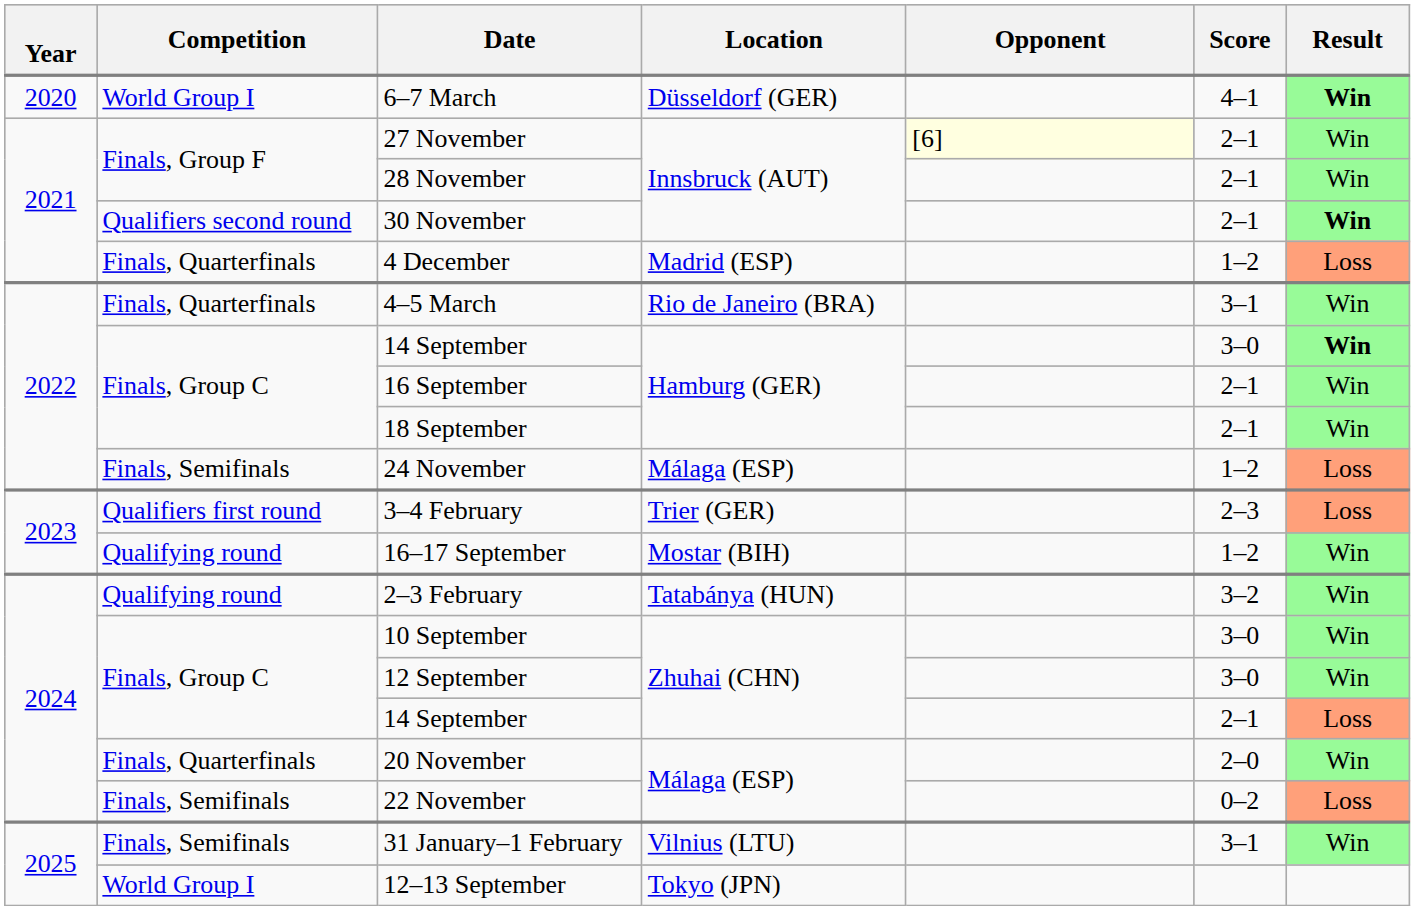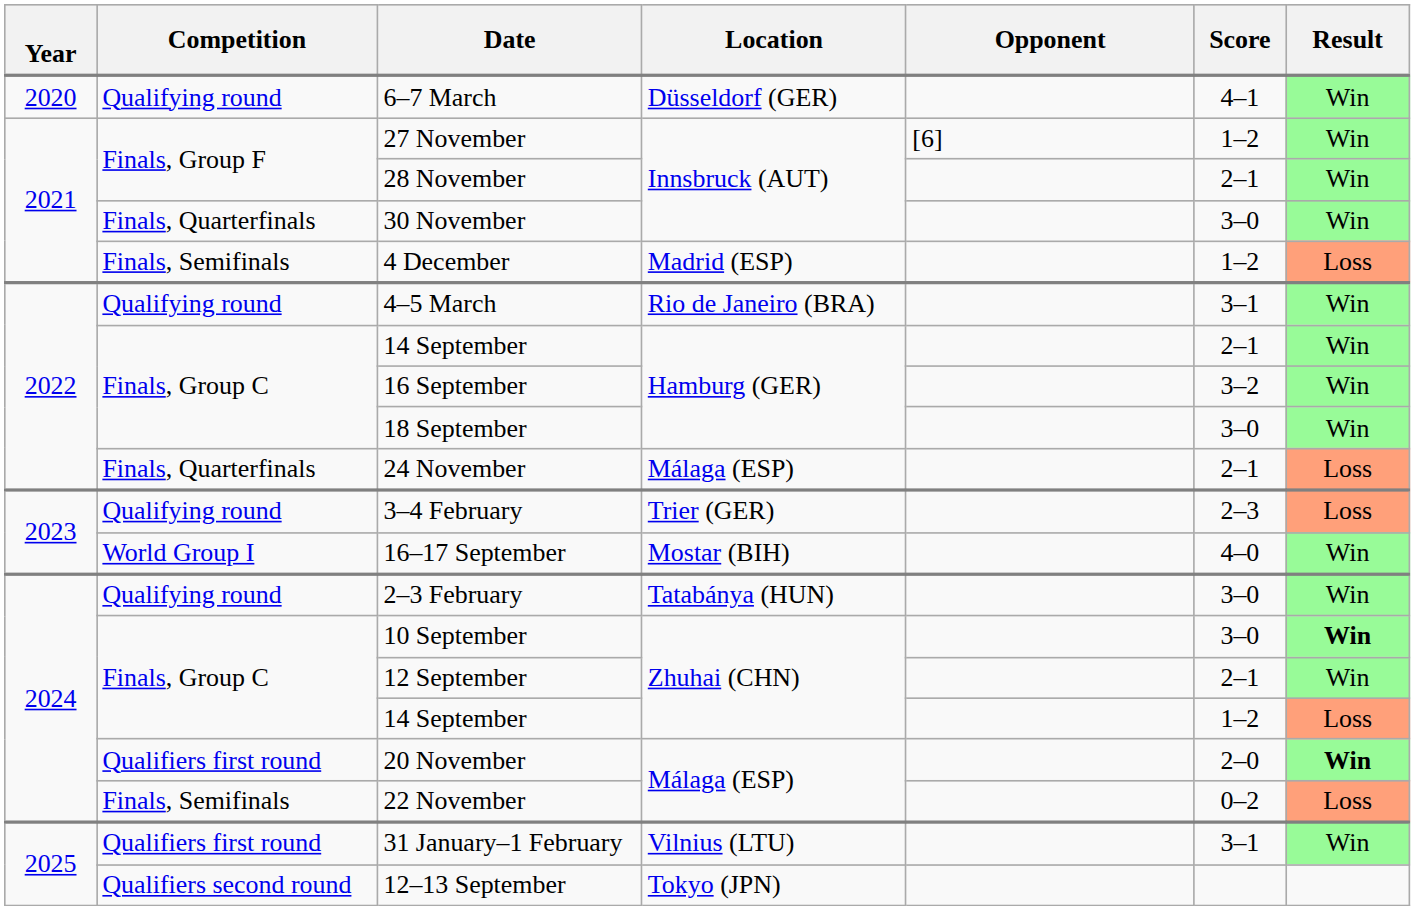(178, 96) World Group I -> (192, 96) Qualifying round
(1348, 96) bold -> (1348, 96) normal
(927, 138) lightyellow background -> (927, 138) no background
(1240, 138) 2–1 -> (1240, 138) 1–2
(227, 220) Qualifiers second round -> (209, 220) Finals, Quarterfinals
(1240, 220) 2–1 -> (1240, 220) 3–0
(1348, 220) bold -> (1348, 220) normal
(209, 261) Finals, Quarterfinals -> (196, 261) Finals, Semifinals
(209, 304) Finals, Quarterfinals -> (192, 304) Qualifying round
(1240, 345) 3–0 -> (1240, 345) 2–1
(1348, 345) bold -> (1348, 345) normal
(1240, 386) 2–1 -> (1240, 386) 3–2
(1240, 427) 2–1 -> (1240, 427) 3–0
(196, 468) Finals, Semifinals -> (209, 468) Finals, Quarterfinals
(1240, 468) 1–2 -> (1240, 468) 2–1
(212, 511) Qualifiers first round -> (192, 511) Qualifying round
(192, 552) Qualifying round -> (178, 552) World Group I
(1240, 552) 1–2 -> (1240, 552) 4–0
(1240, 595) 3–2 -> (1240, 595) 3–0
(1348, 636) normal -> (1348, 636) bold
(1240, 677) 3–0 -> (1240, 677) 2–1
(1240, 718) 2–1 -> (1240, 718) 1–2
(209, 759) Finals, Quarterfinals -> (212, 759) Qualifiers first round
(1348, 759) normal -> (1348, 759) bold
(196, 843) Finals, Semifinals -> (212, 843) Qualifiers first round
(178, 884) World Group I -> (227, 884) Qualifiers second round
